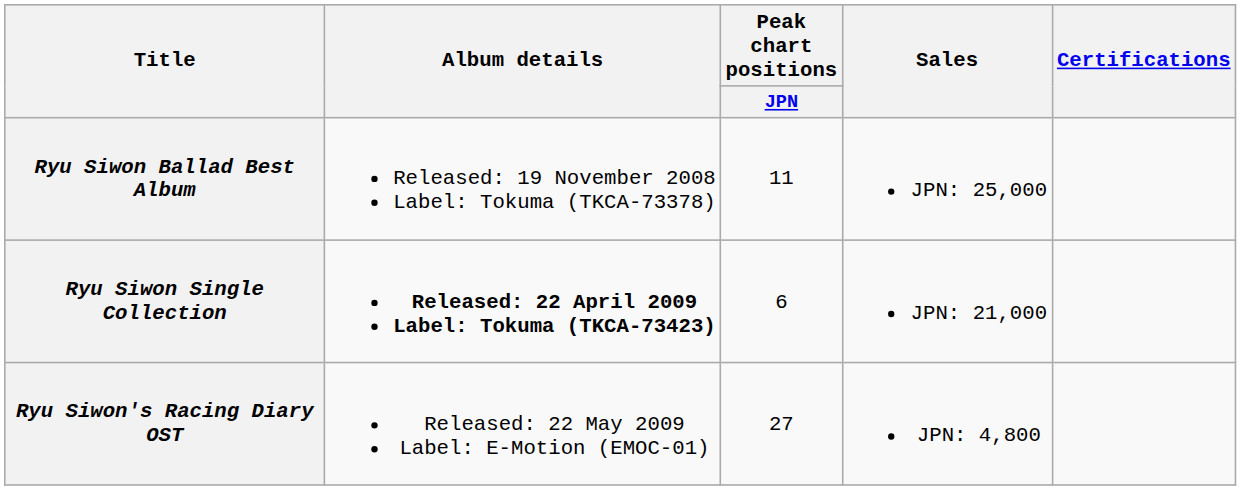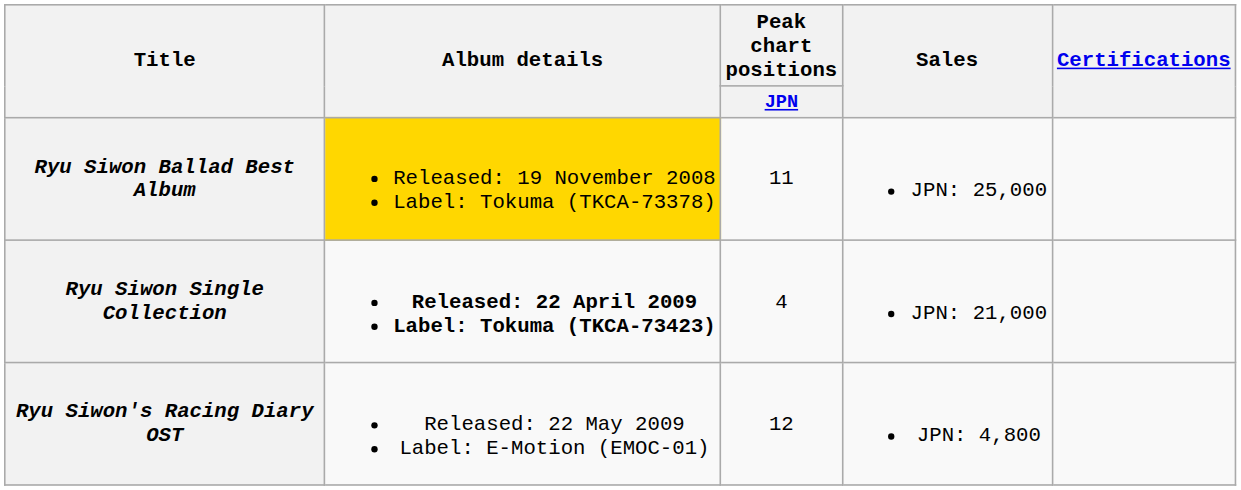(523, 191) no background -> (523, 191) gold background
(781, 302) 6 -> (781, 302) 4
(781, 424) 27 -> (781, 424) 12
